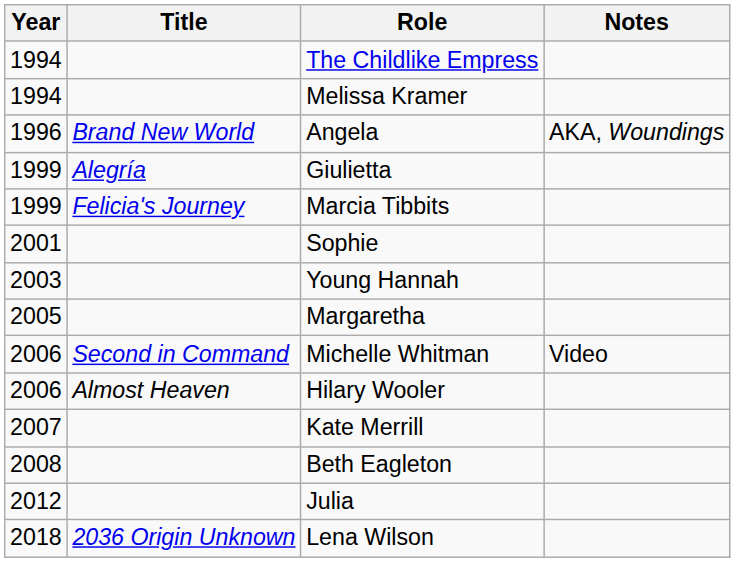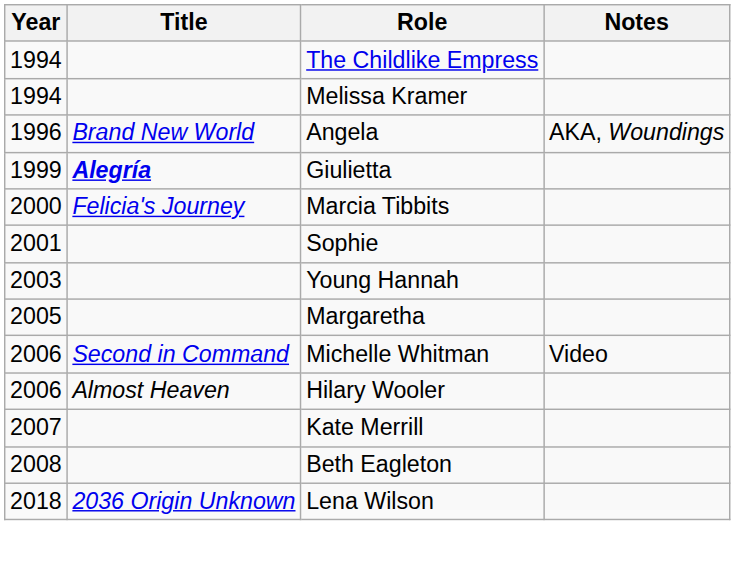(109, 170) normal -> (112, 170) bold
(36, 206) 1999 -> (36, 206) 2000
- row: (330, 501)
